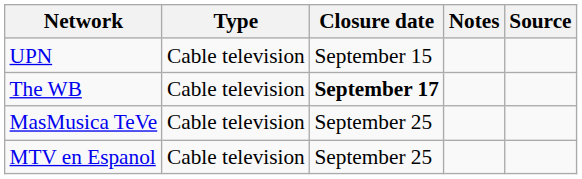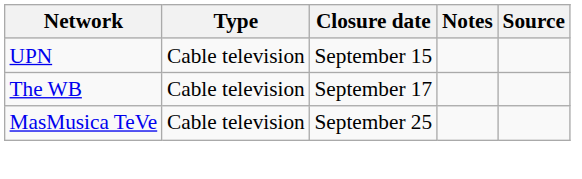(377, 88) bold -> (373, 88) normal
- row: (83, 156)
